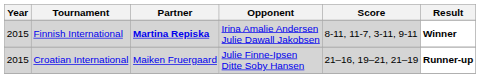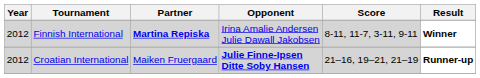(18, 34) 2015 -> (18, 34) 2012
(18, 61) 2015 -> (18, 61) 2012
(263, 61) normal -> (265, 61) bold
